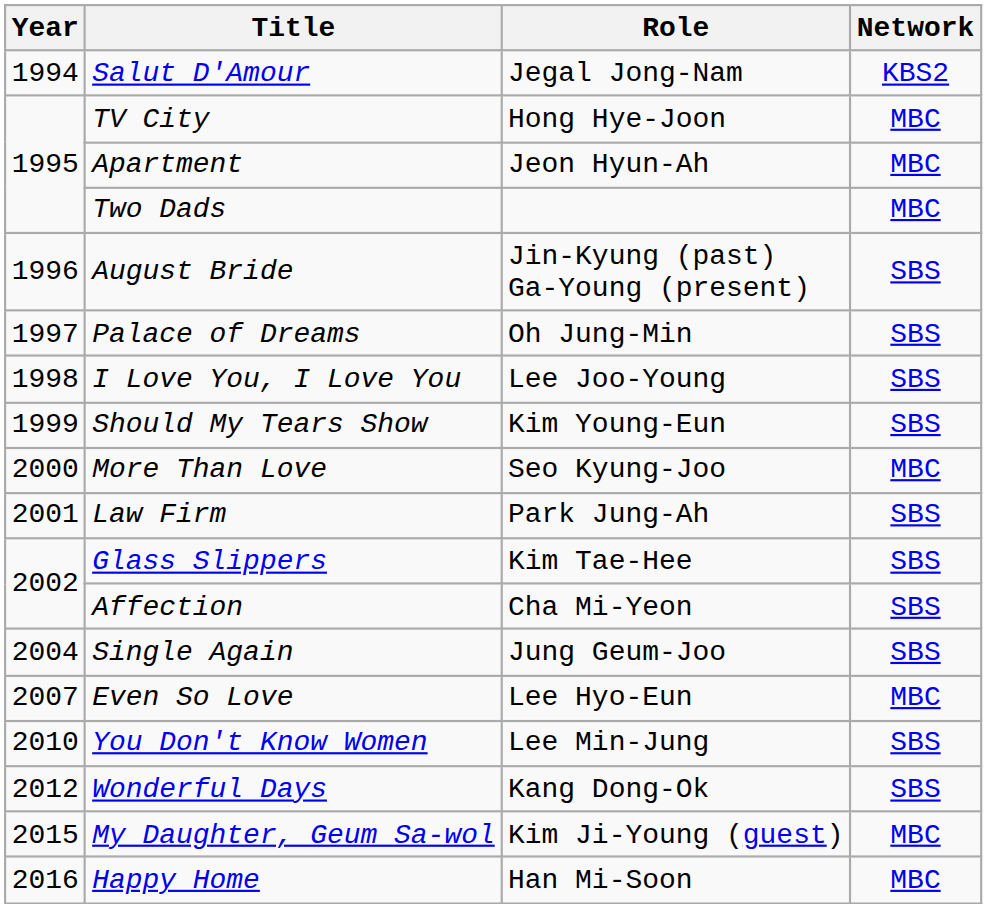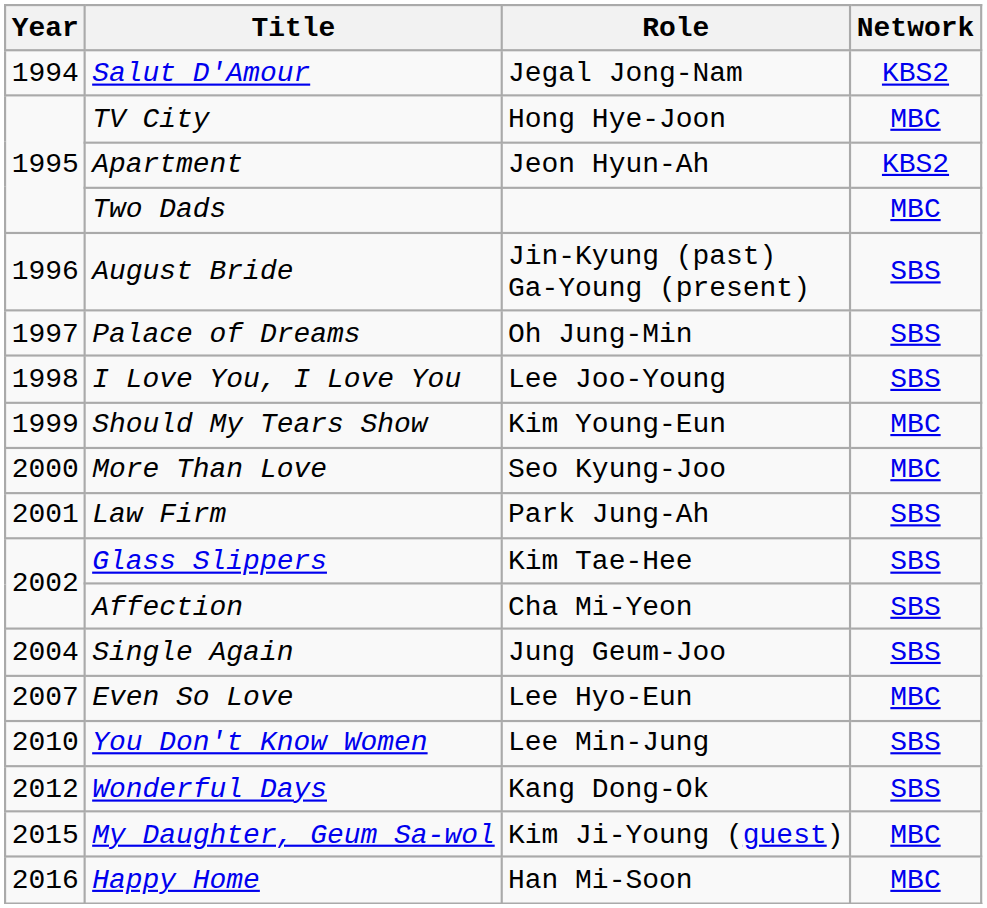(915, 165) MBC -> (915, 165) KBS2
(915, 425) SBS -> (915, 425) MBC
